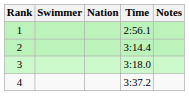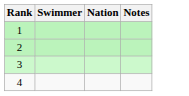- column: (137, 13)
